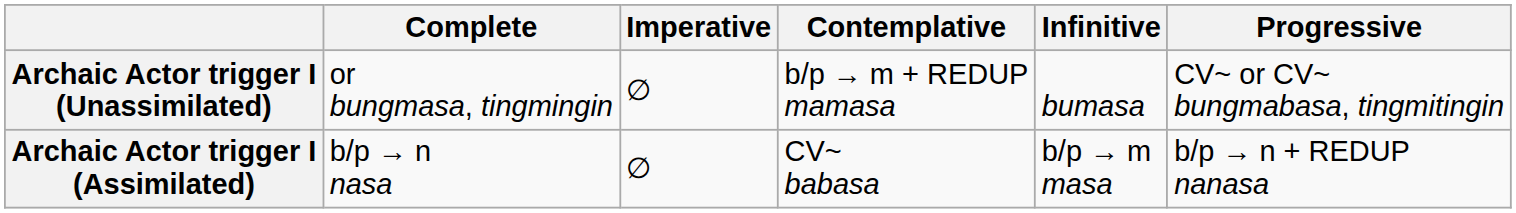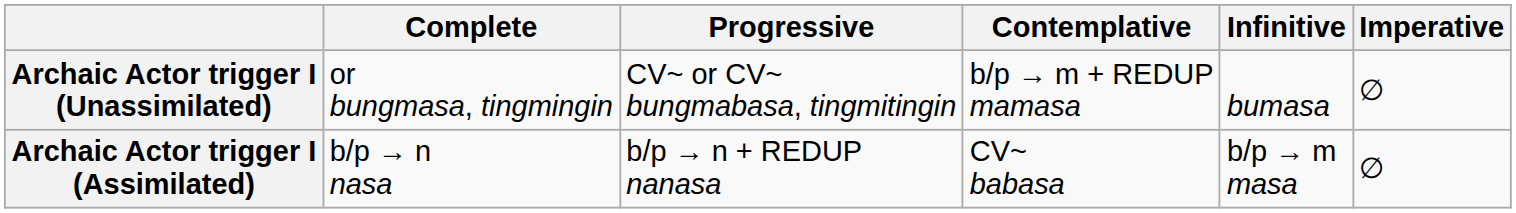columns swapped: (1339, 27) <-> (699, 27)
